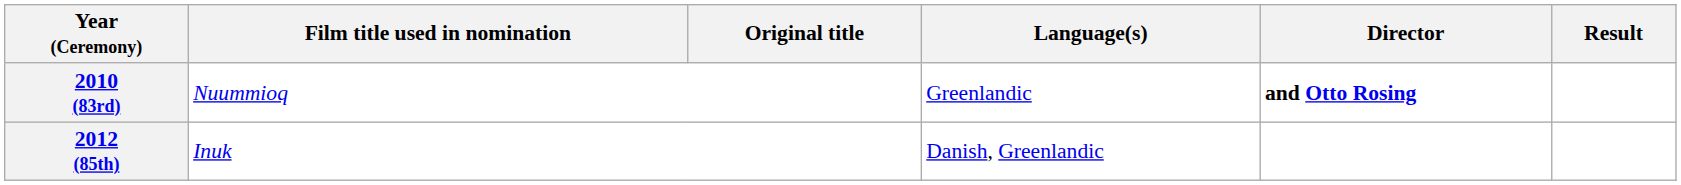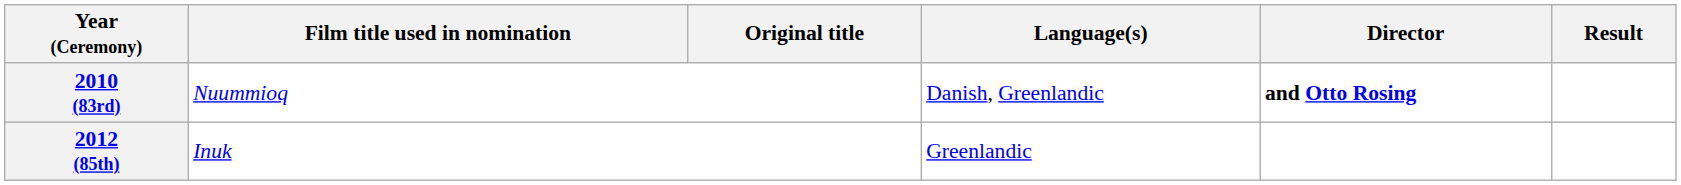(979, 92) Greenlandic -> (1015, 92) Danish, Greenlandic
(1015, 150) Danish, Greenlandic -> (979, 150) Greenlandic
